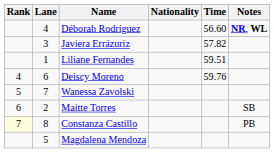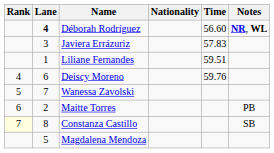(46, 28) normal -> (46, 28) bold
(215, 44) 57.82 -> (215, 44) 57.83
(249, 108) SB -> (249, 108) PB
(249, 124) PB -> (249, 124) SB
